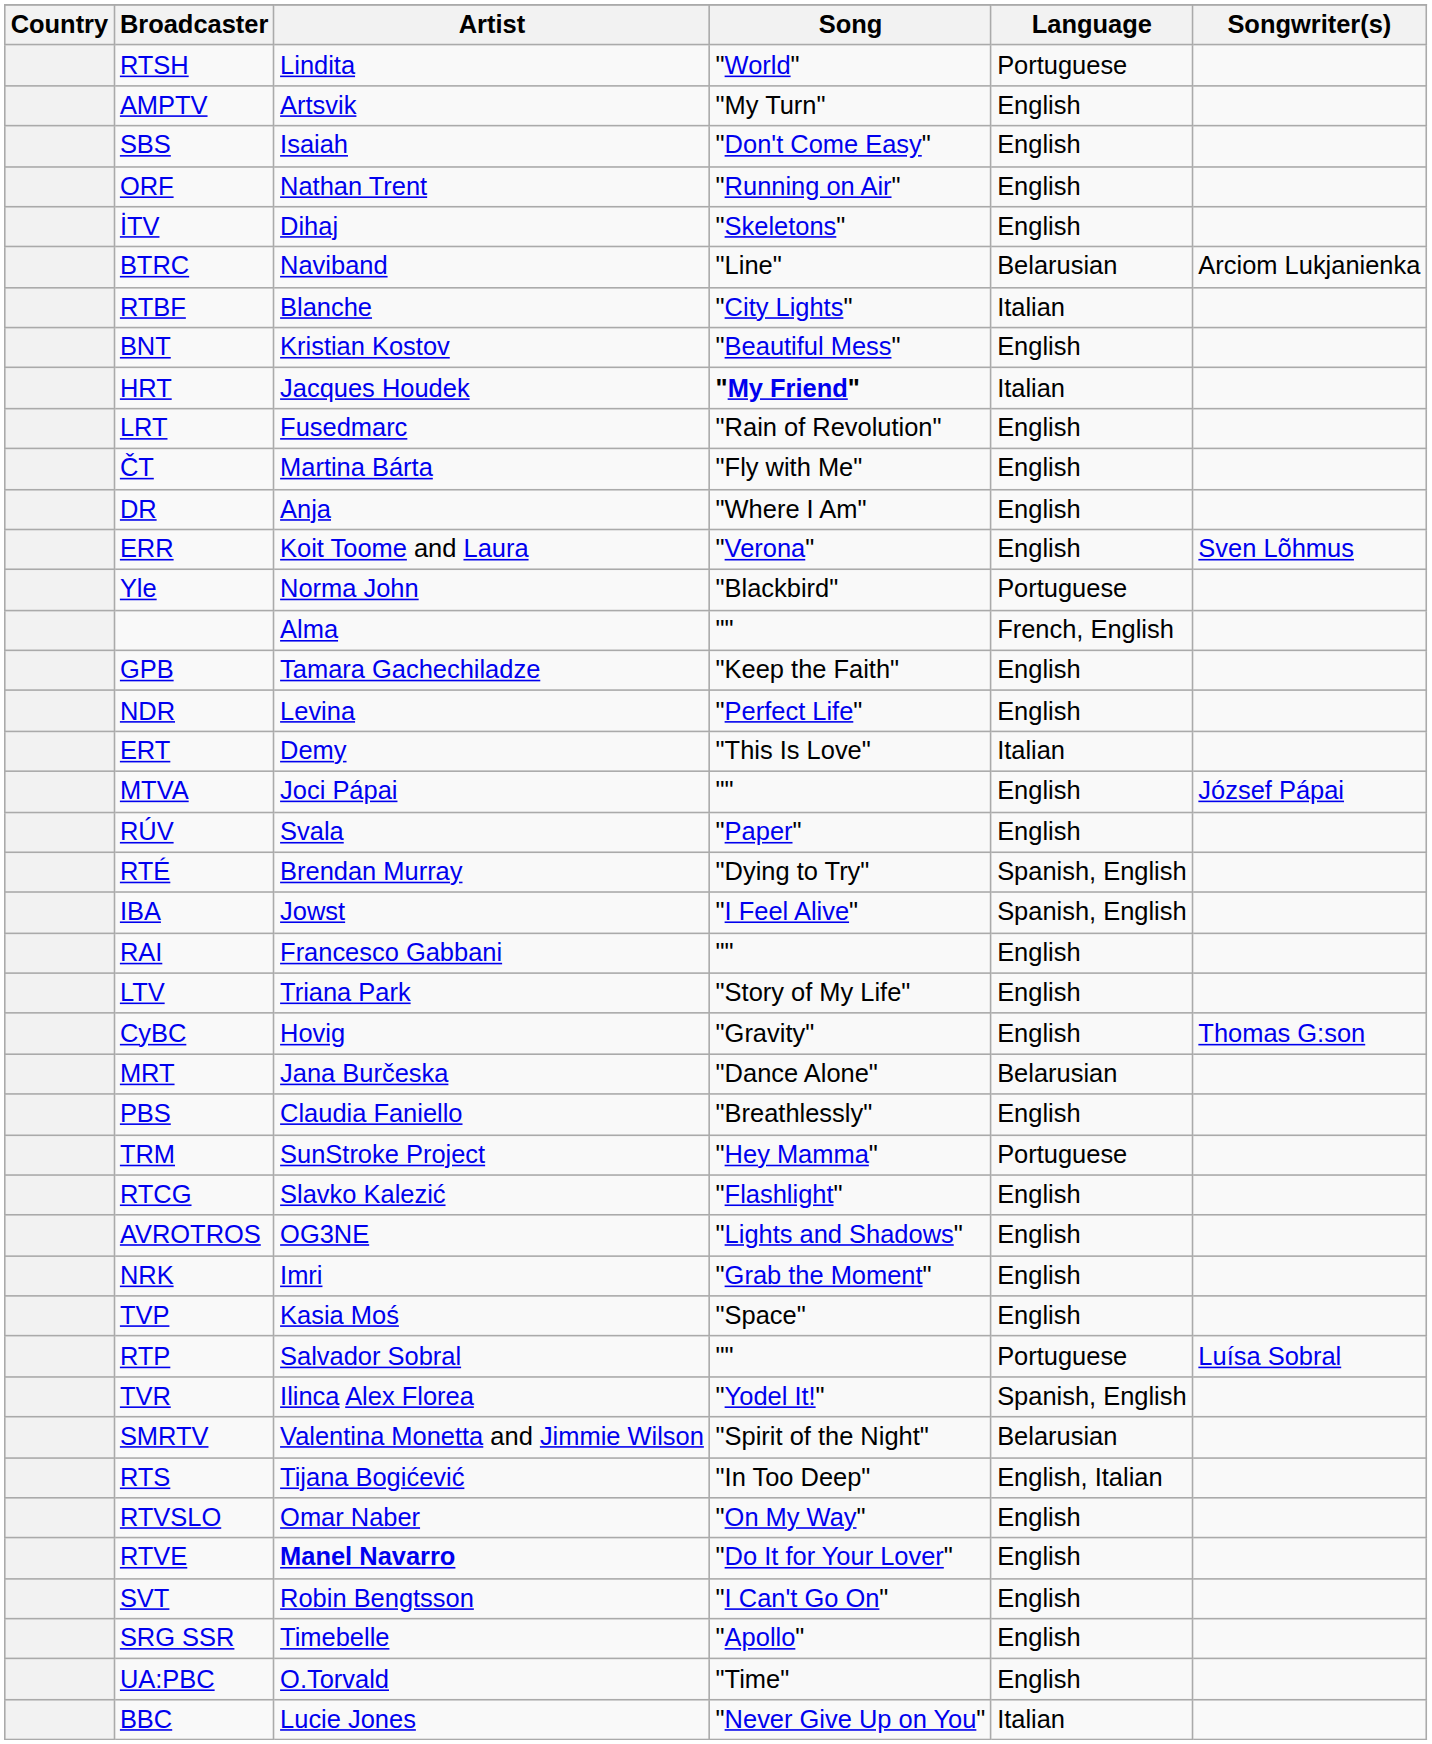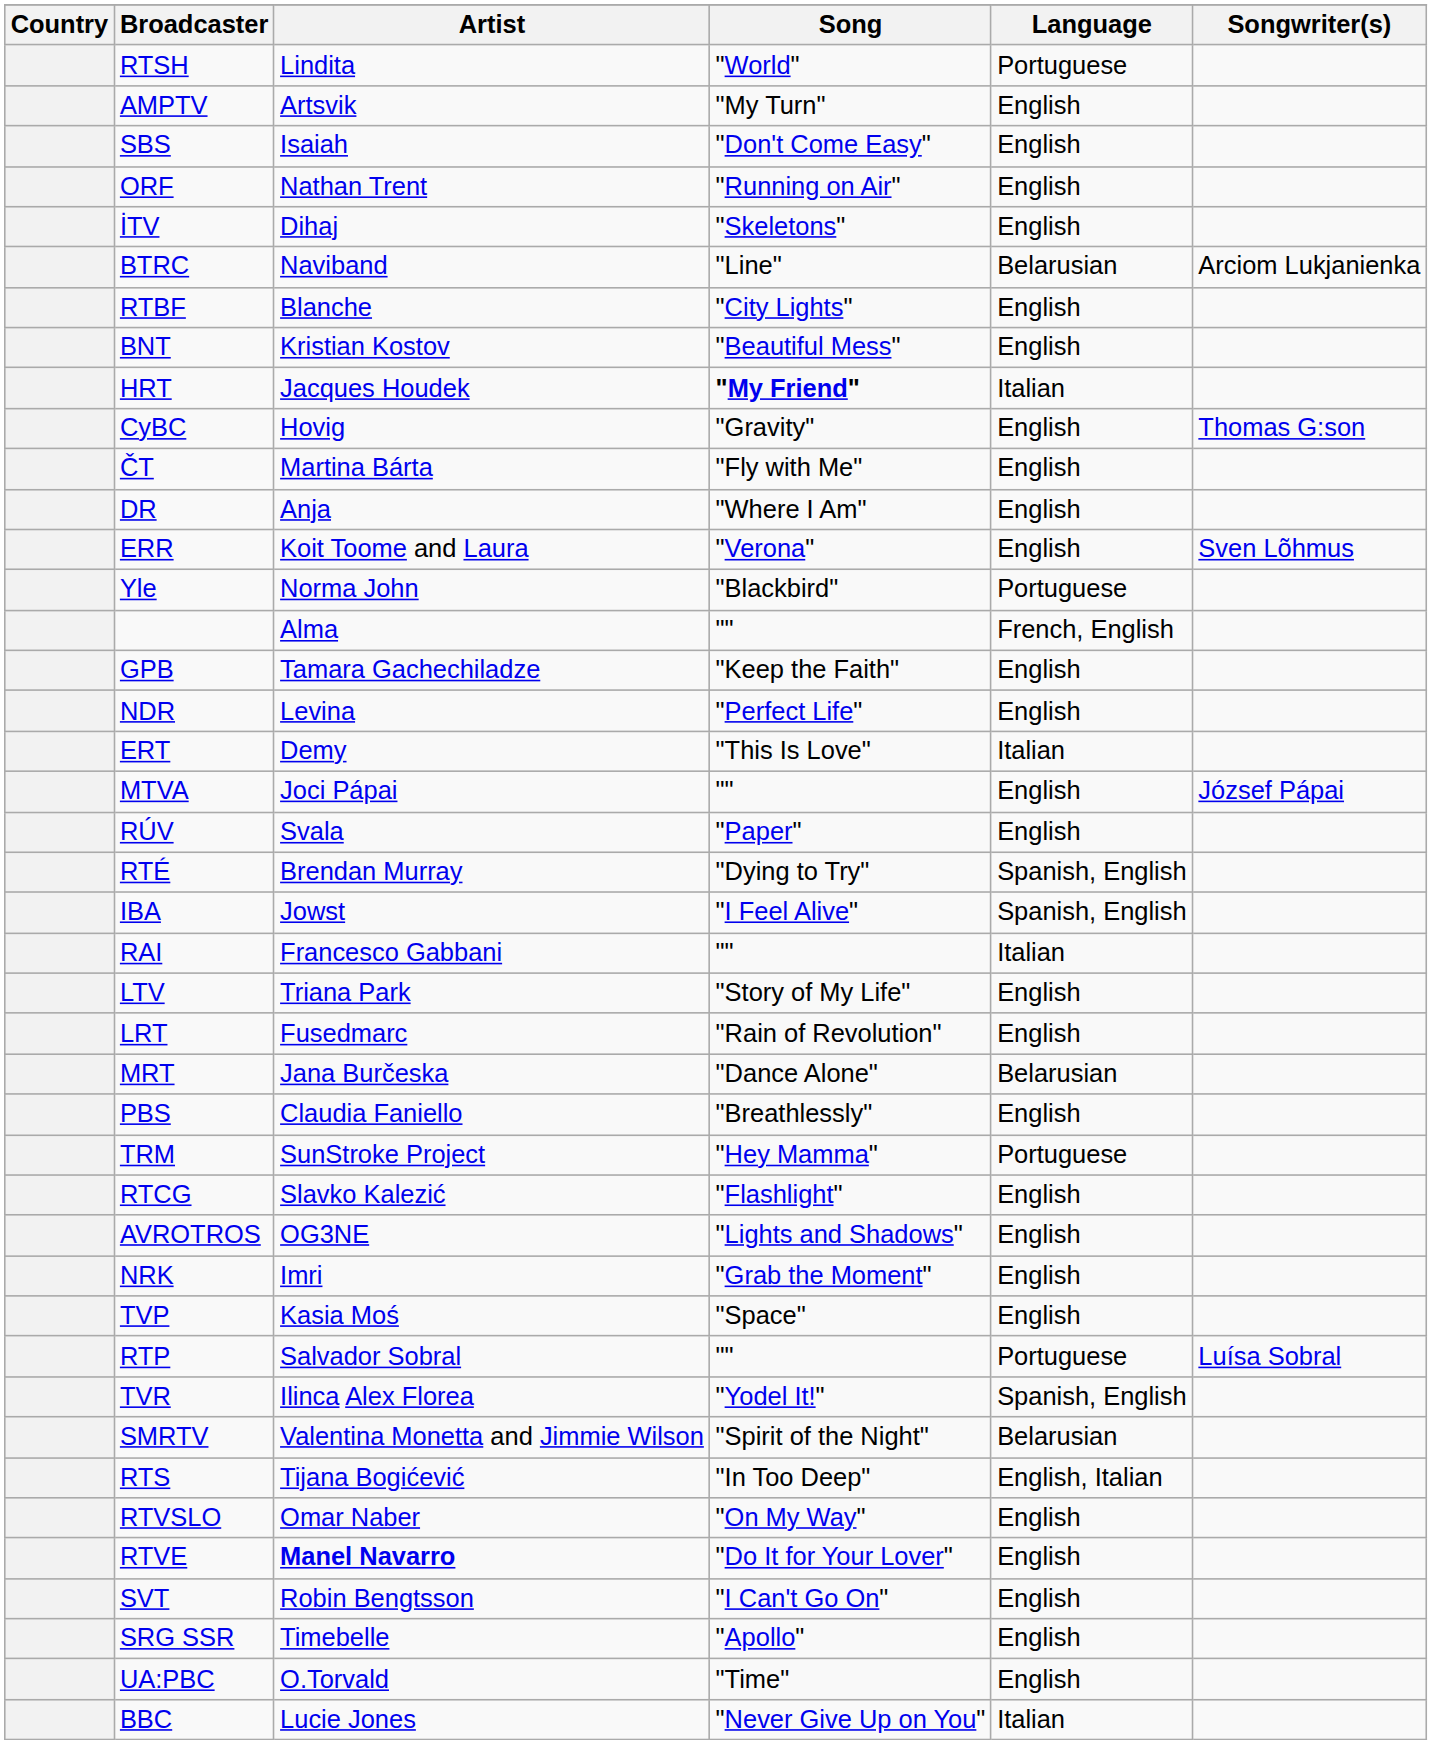(1031, 307) Italian -> (1039, 307) English
rows swapped: (153, 1033) <-> (144, 428)
(1039, 952) English -> (1031, 952) Italian
